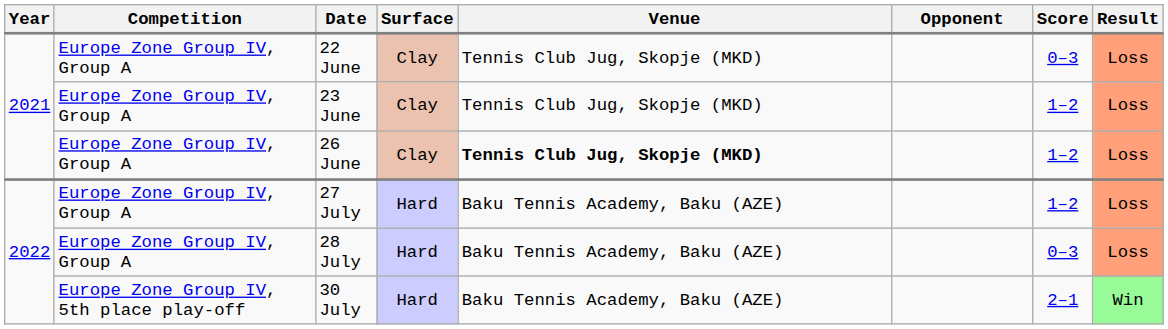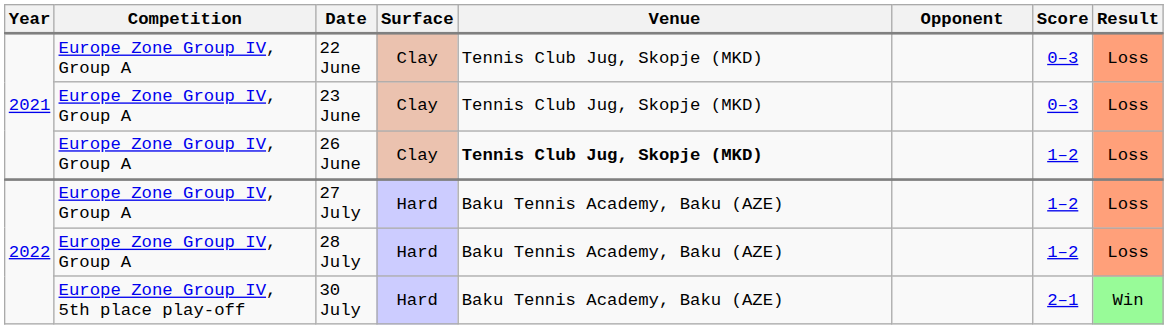(1063, 106) 1–2 -> (1063, 106) 0–3
(1063, 252) 0–3 -> (1063, 252) 1–2
